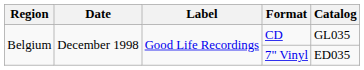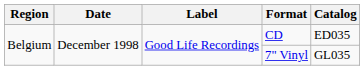(332, 34) GL035 -> (332, 34) ED035
(332, 55) ED035 -> (332, 55) GL035
